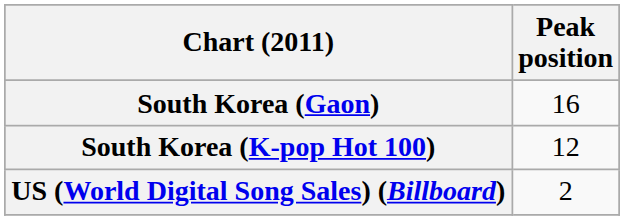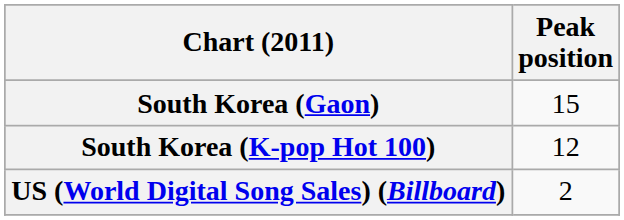(566, 102) 16 -> (566, 102) 15
